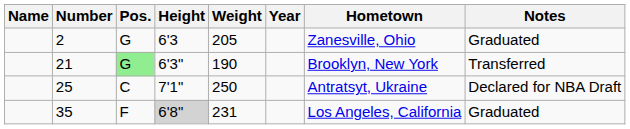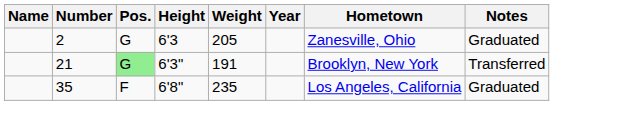(225, 64) 190 -> (225, 64) 191
- row: (64, 87)
(171, 111) lightgrey background -> (171, 87) no background
(225, 111) 231 -> (225, 87) 235
